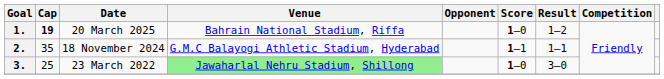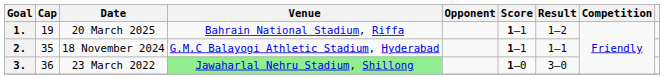(47, 30) bold -> (47, 30) normal
(517, 30) 1–0 -> (517, 30) 1–1
(47, 65) 25 -> (47, 65) 36
